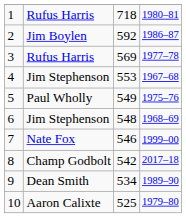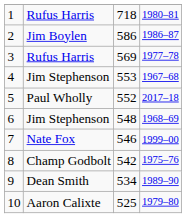(127, 35) 592 -> (127, 35) 586
(127, 98) 549 -> (127, 98) 552
(160, 98) 1975–76 -> (160, 98) 2017–18
(160, 160) 2017–18 -> (160, 160) 1975–76
